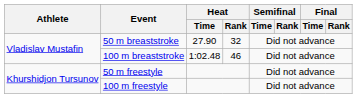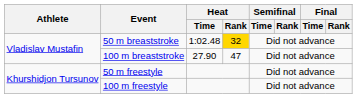(204, 41) 27.90 -> (204, 41) 1:02.48
(236, 41) no background -> (236, 41) gold background
(204, 56) 1:02.48 -> (204, 56) 27.90
(236, 56) 46 -> (236, 56) 47
